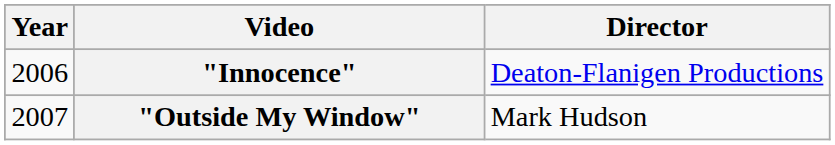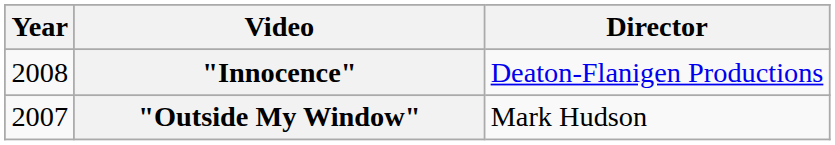(40, 71) 2006 -> (40, 71) 2008
